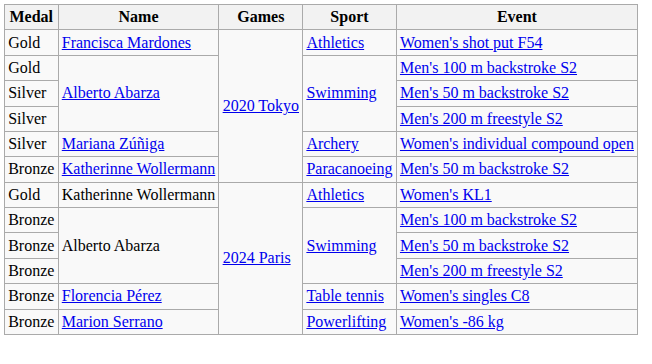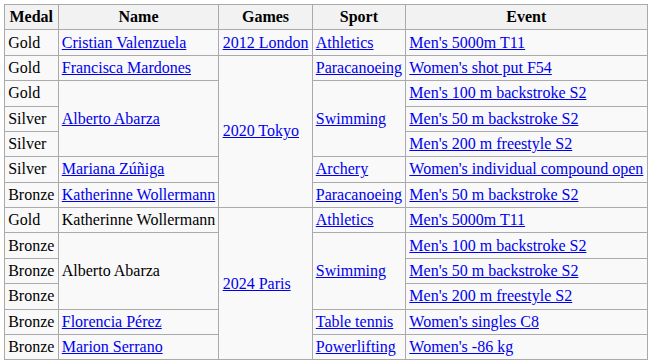+ row: (24, 42)
(335, 42) Athletics -> (359, 67) Paracanoeing
(446, 194) Women's KL1 -> (467, 220) Men's 5000m T11
